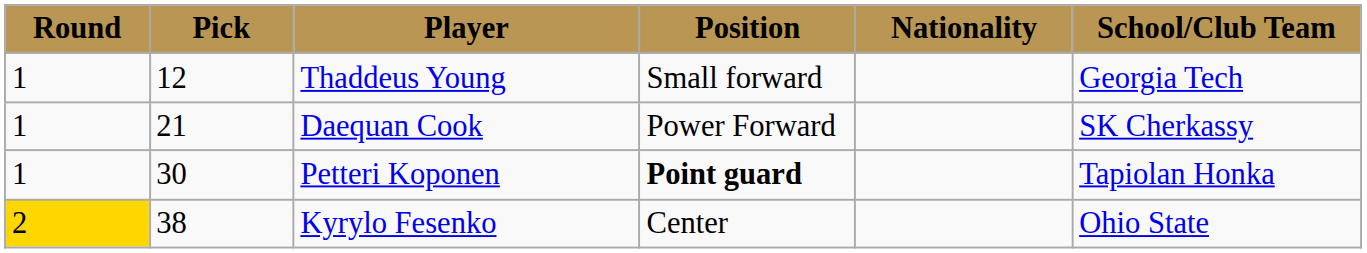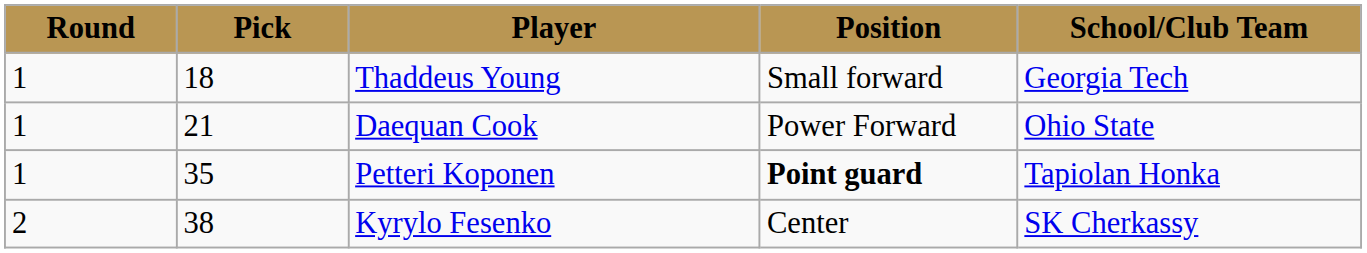- column: (964, 28)
(171, 77) 12 -> (199, 77) 18
(1166, 125) SK Cherkassy -> (1089, 125) Ohio State
(171, 174) 30 -> (199, 174) 35
(20, 222) gold background -> (20, 222) no background
(1144, 222) Ohio State -> (1111, 222) SK Cherkassy
